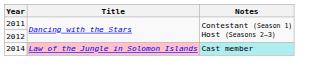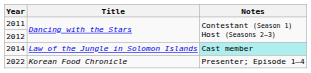(113, 49) pink background -> (113, 49) no background
+ row: (16, 62)
